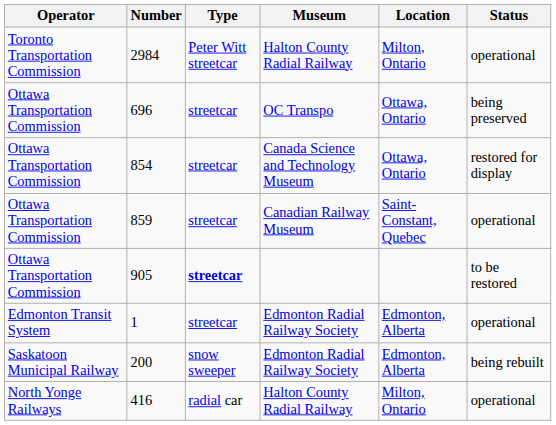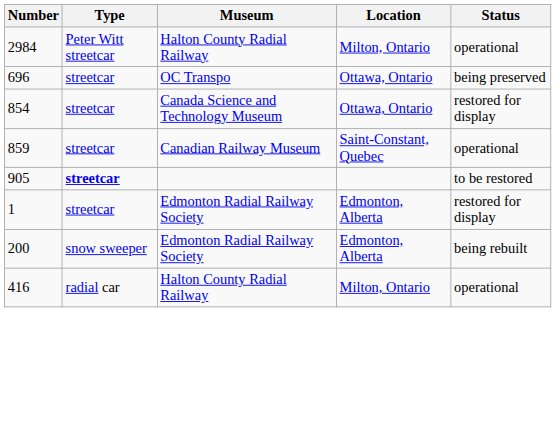- column: (66, 15)
(503, 323) operational -> (487, 209) restored for display
